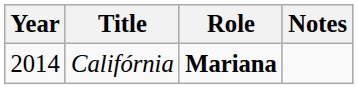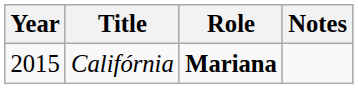(35, 63) 2014 -> (35, 63) 2015
